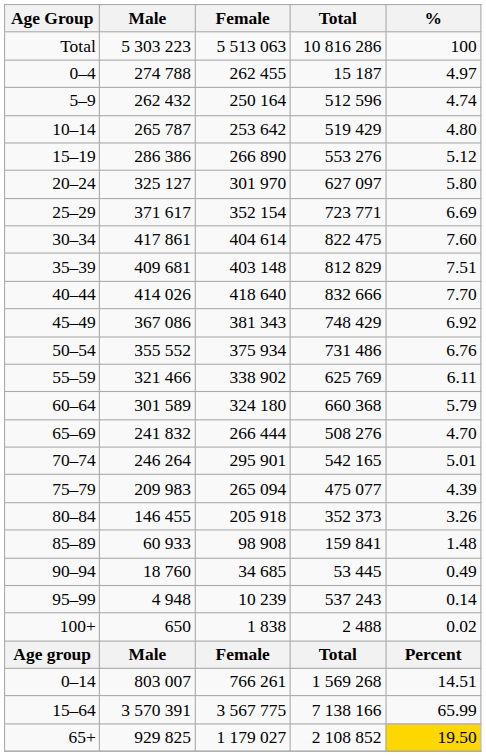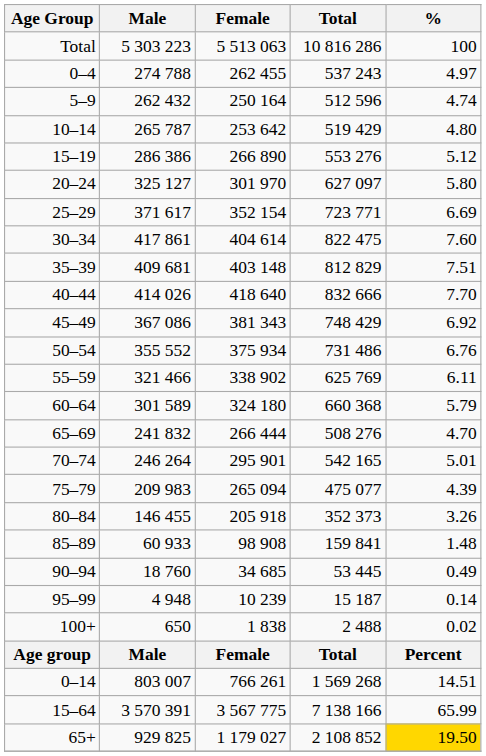(358, 73) 15 187 -> (353, 73) 537 243
(353, 599) 537 243 -> (358, 599) 15 187
